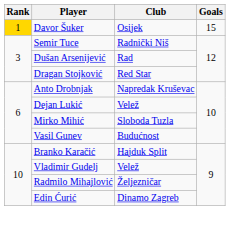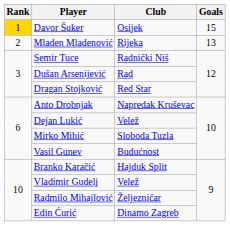+ row: (73, 43)
